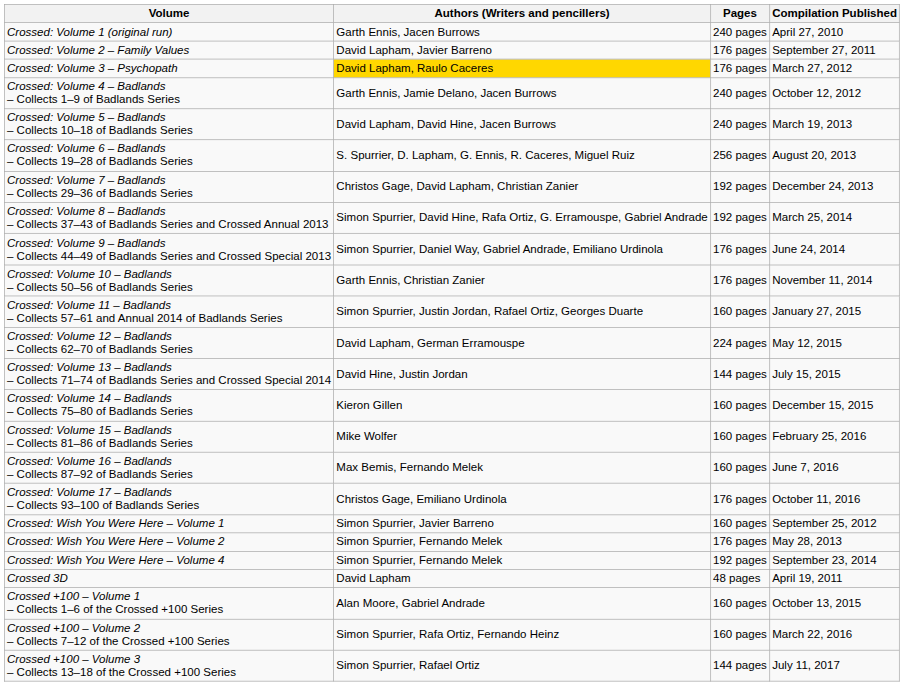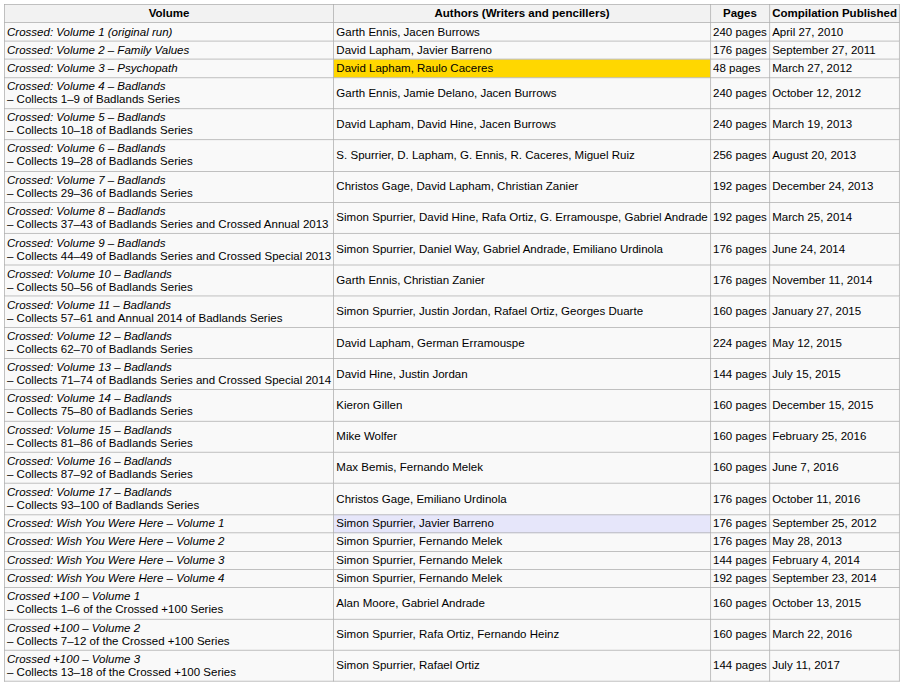(740, 68) 176 pages -> (737, 68) 48 pages
(415, 523) no background -> (415, 523) lavender background
(740, 523) 160 pages -> (740, 523) 176 pages
+ row: (116, 560)
- row: (37, 578)
